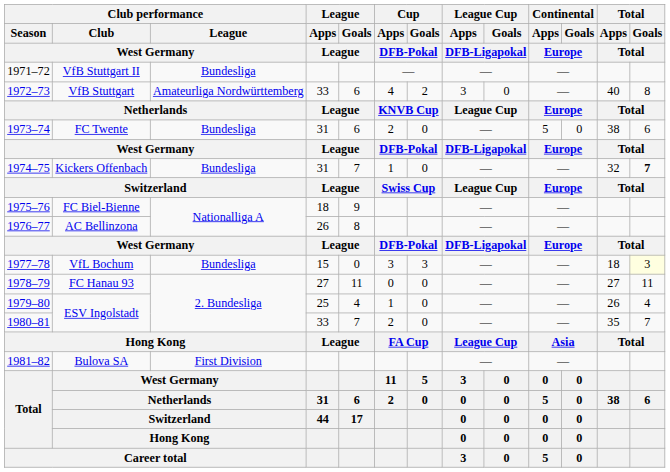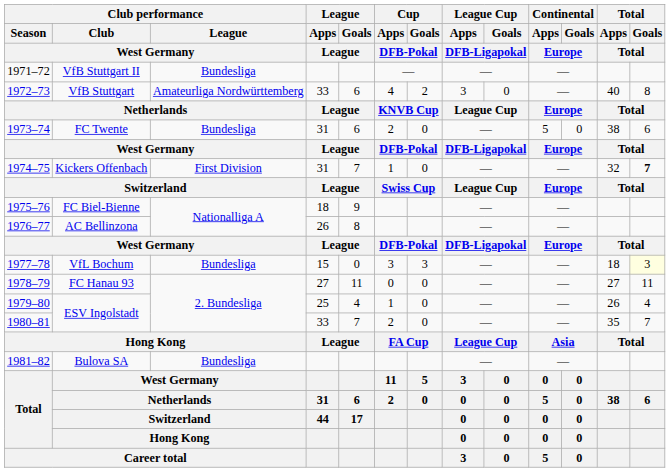(228, 168) Bundesliga -> (228, 168) First Division
(228, 361) First Division -> (228, 361) Bundesliga
